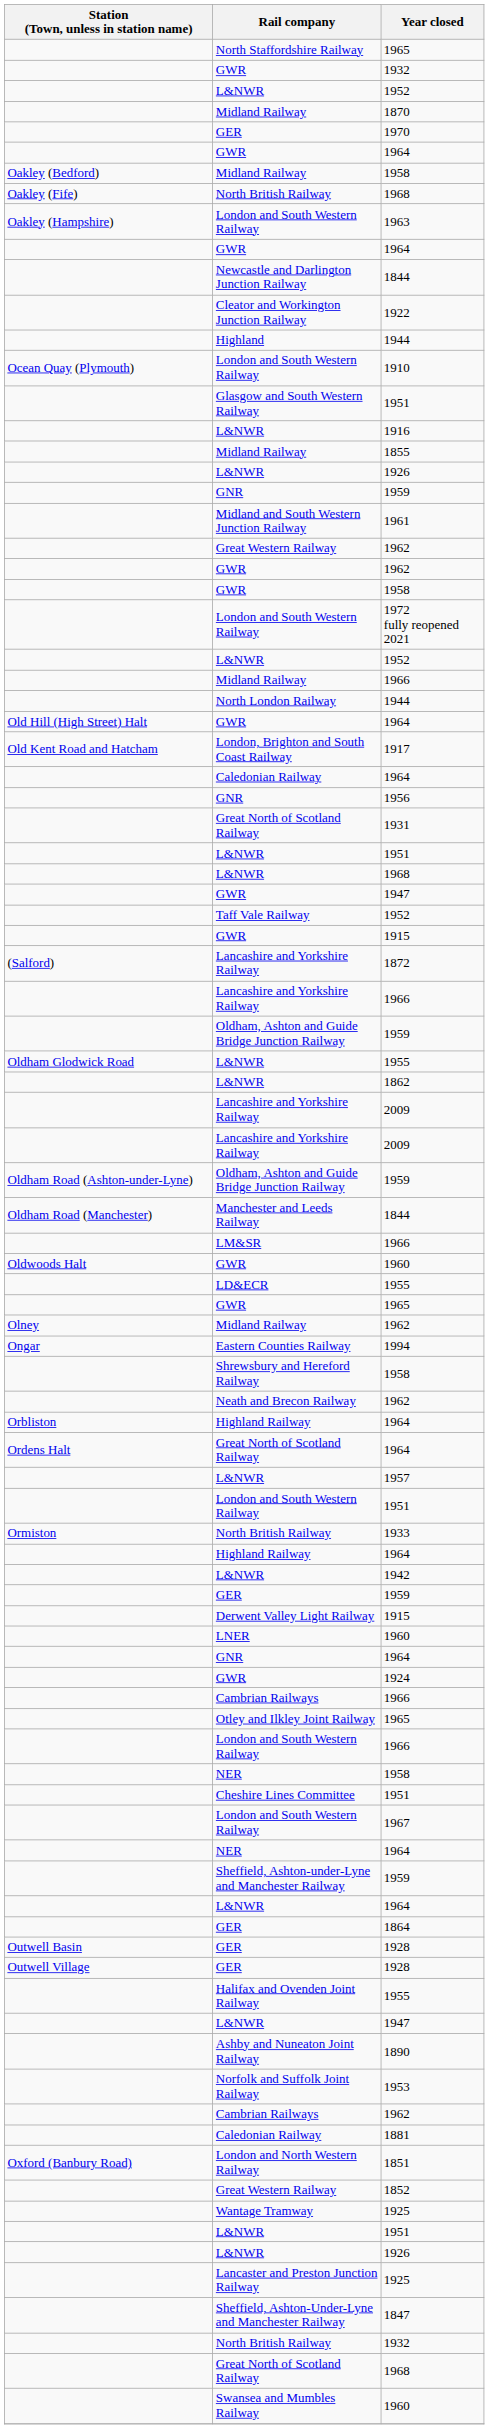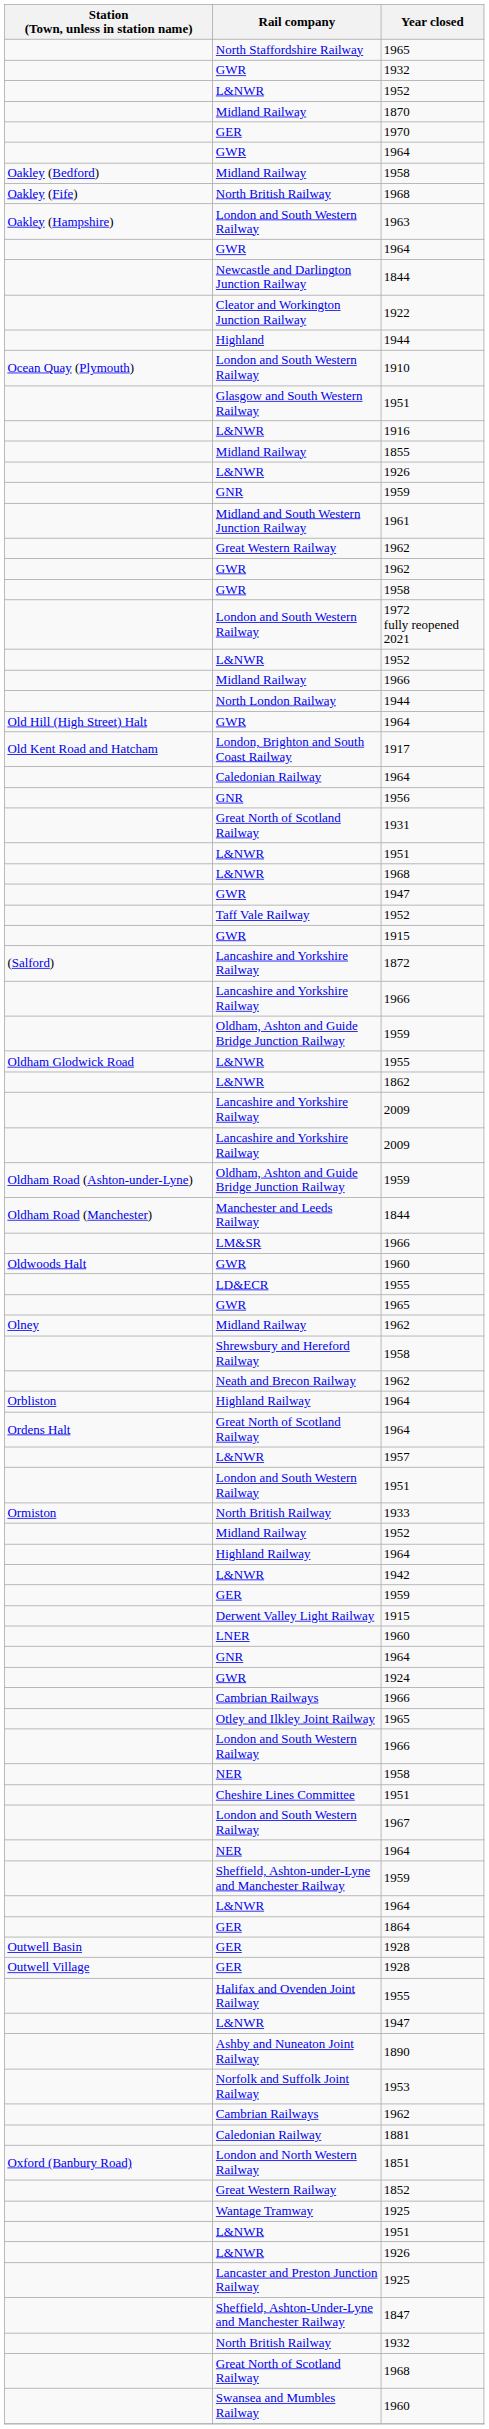- row: (283, 1346)
+ row: (261, 1533)
